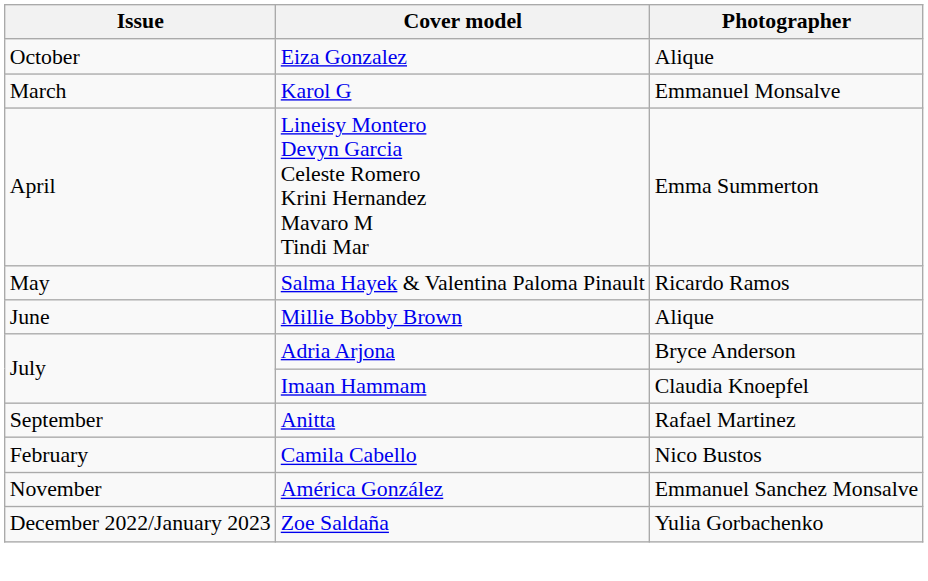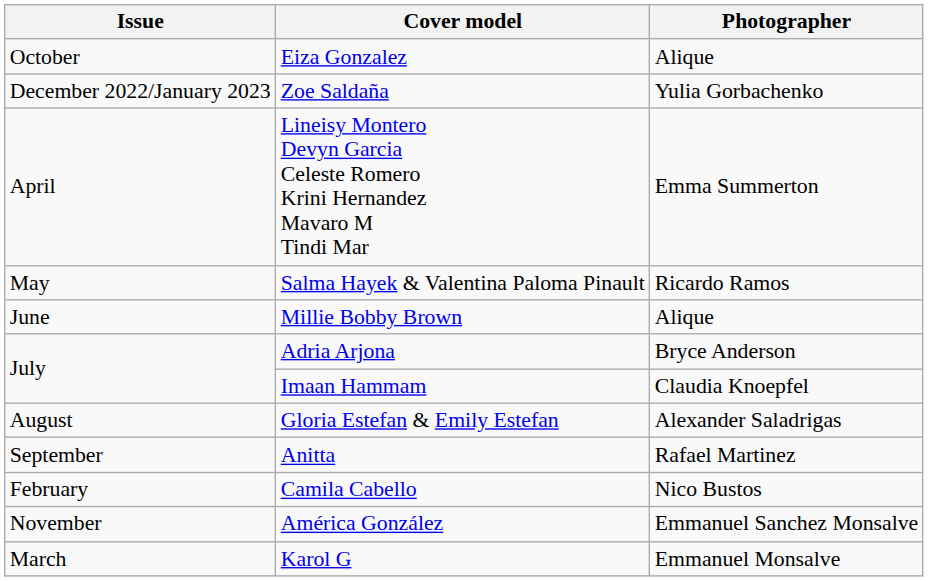rows swapped: (316, 90) <-> (335, 523)
+ row: (420, 420)
